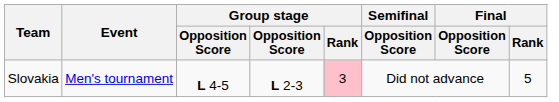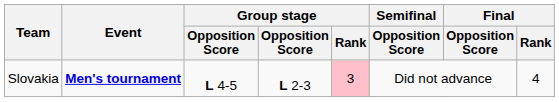(119, 79) normal -> (123, 79) bold
(528, 79) 5 -> (536, 79) 4
